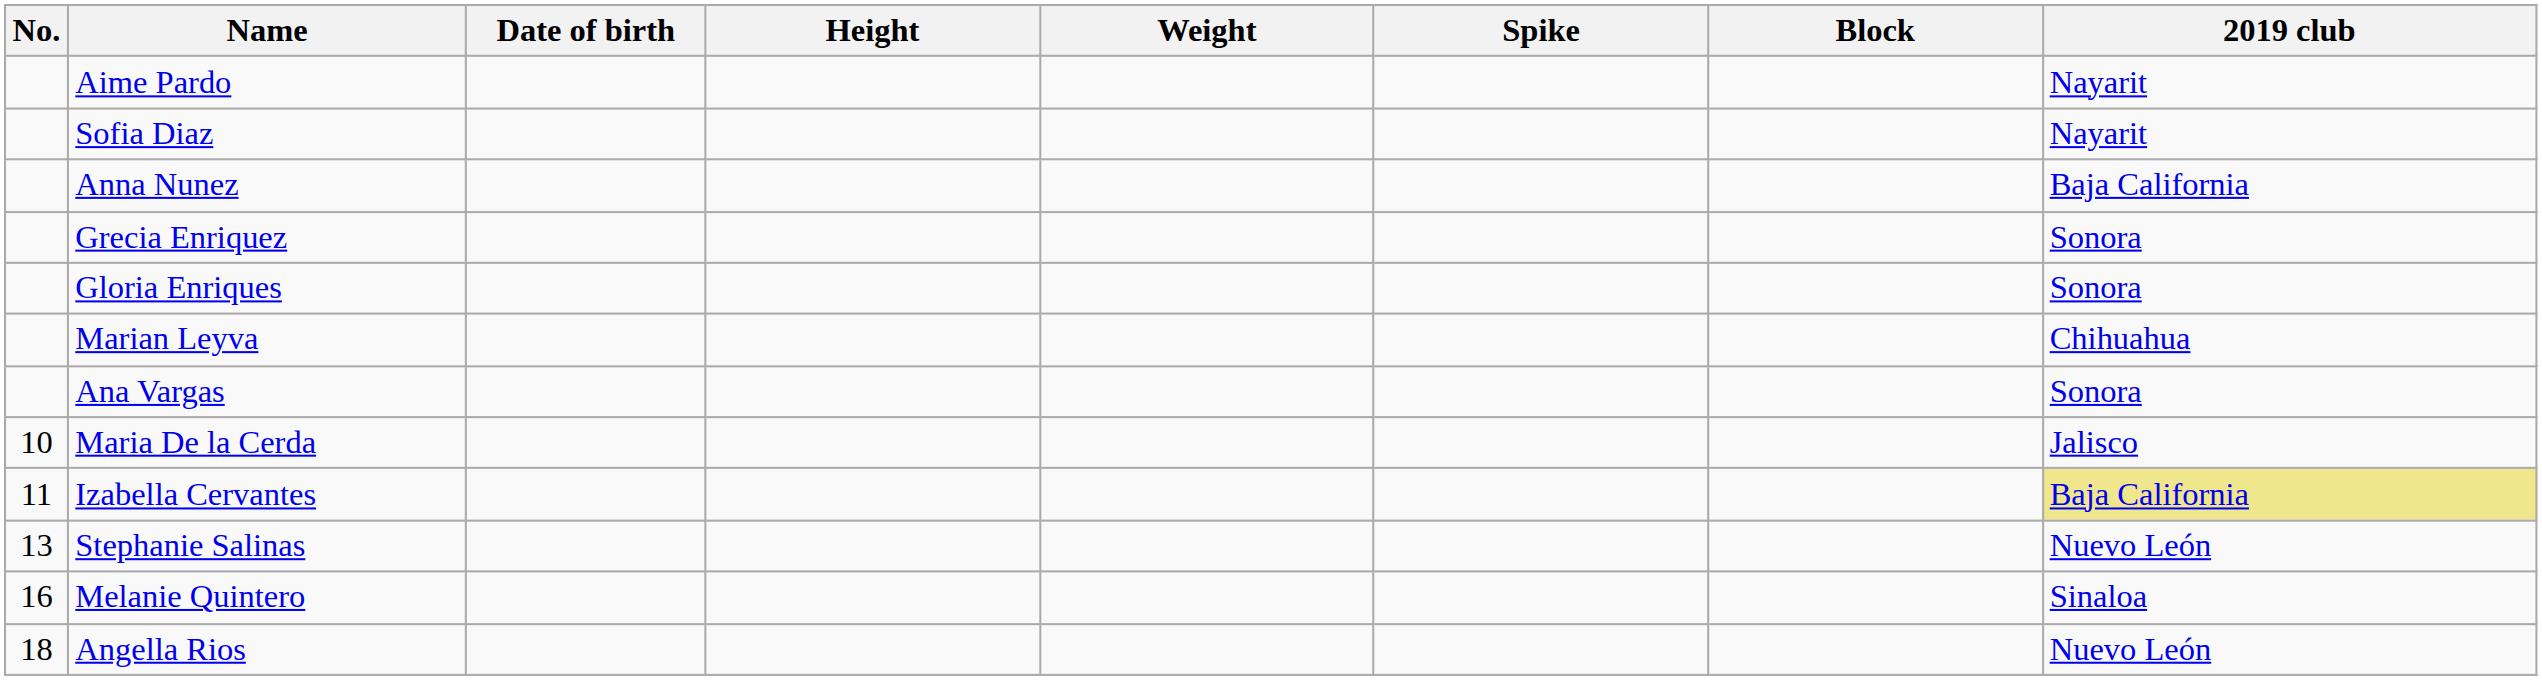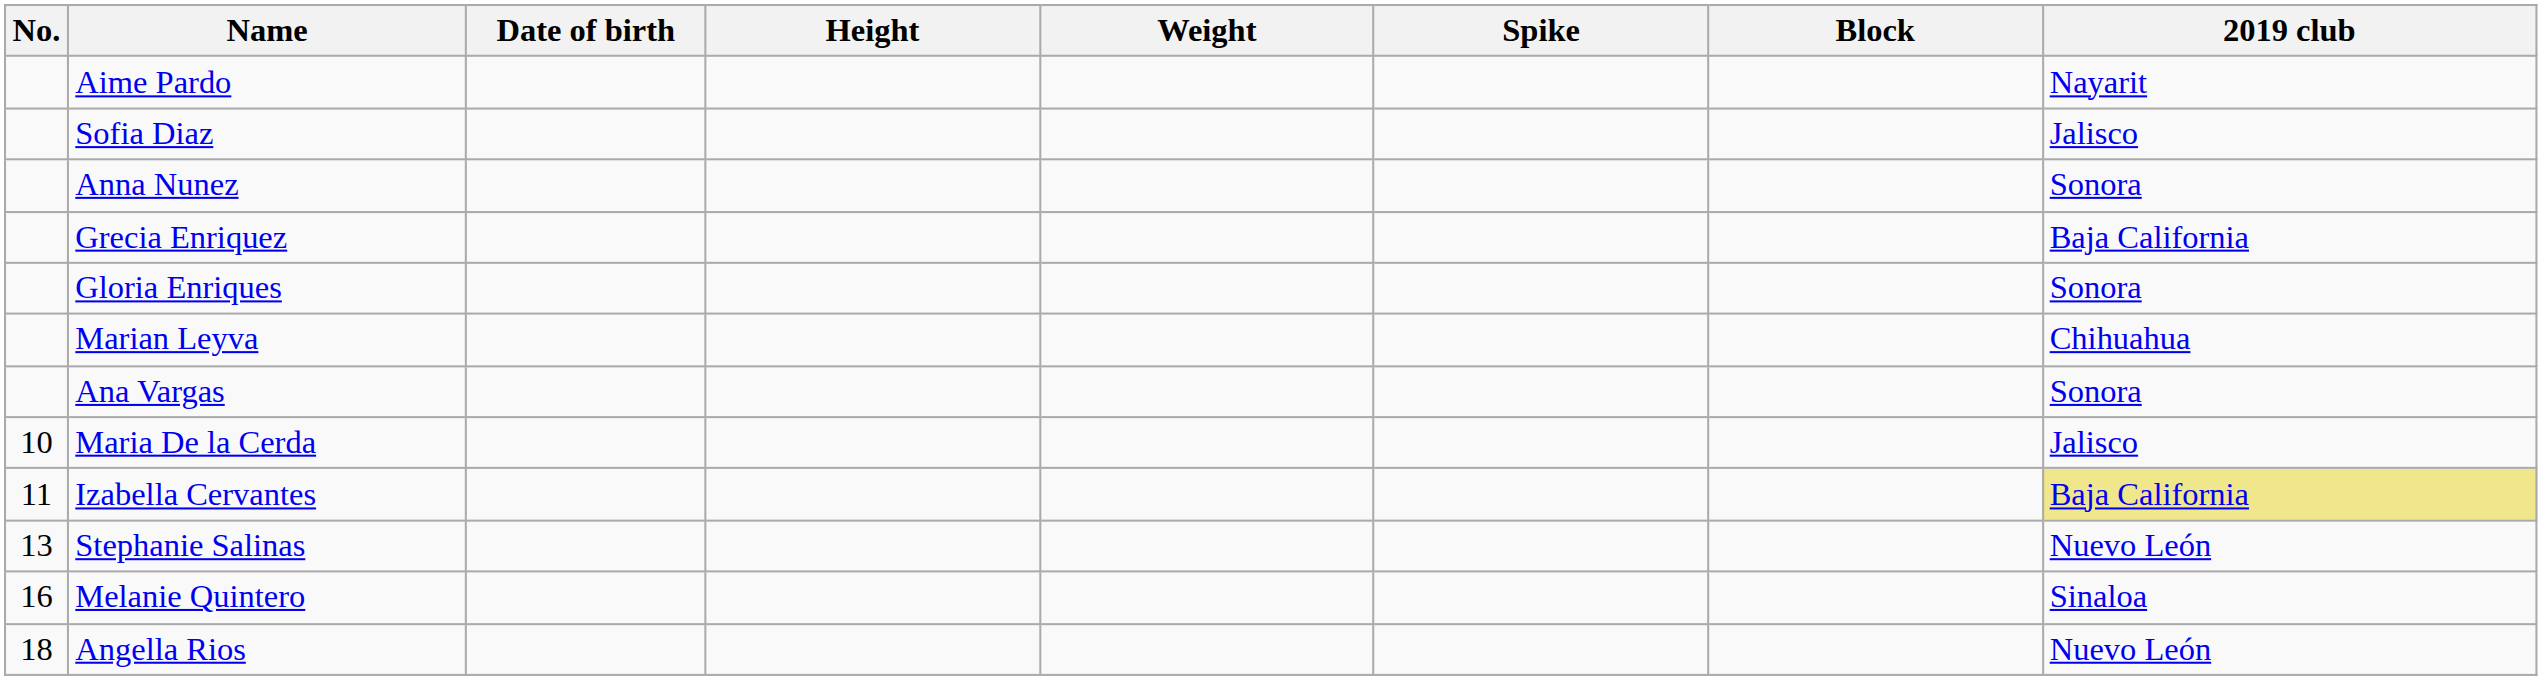(2098, 133) Nayarit -> (2094, 133) Jalisco
(2149, 184) Baja California -> (2096, 184) Sonora
(2096, 236) Sonora -> (2149, 236) Baja California
